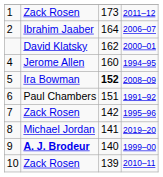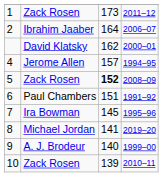(110, 63) 160 -> (110, 63) 157
(52, 79) Ira Bowman -> (52, 79) Zack Rosen
(52, 113) Zack Rosen -> (52, 113) Ira Bowman
(110, 113) 142 -> (110, 113) 145
(57, 146) bold -> (54, 146) normal
